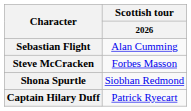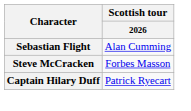- row: (53, 81)
